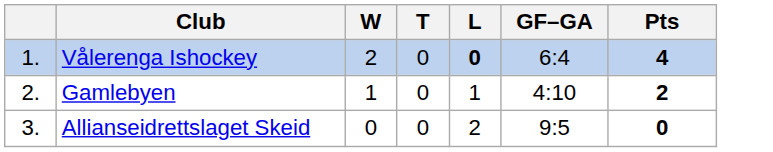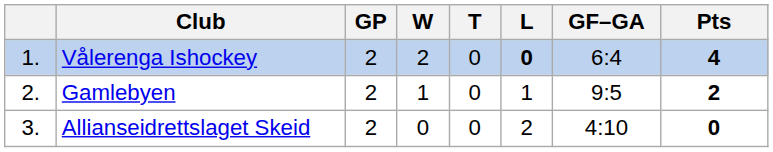+ column: (371, 22)
(555, 92) 4:10 -> (606, 92) 9:5
(555, 127) 9:5 -> (606, 127) 4:10
